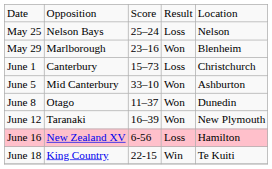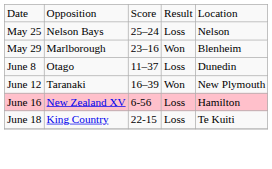- row: (21, 66)
- row: (21, 84)
(174, 102) Won -> (175, 66) Loss
(173, 155) Win -> (175, 119) Loss
